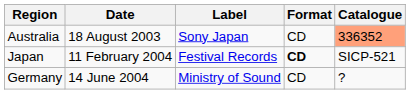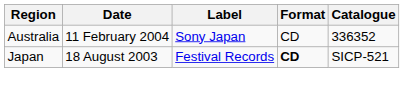(114, 36) 18 August 2003 -> (117, 36) 11 February 2004
(360, 36) lightsalmon background -> (354, 36) no background
(120, 57) 11 February 2004 -> (111, 57) 18 August 2003
- row: (35, 78)
